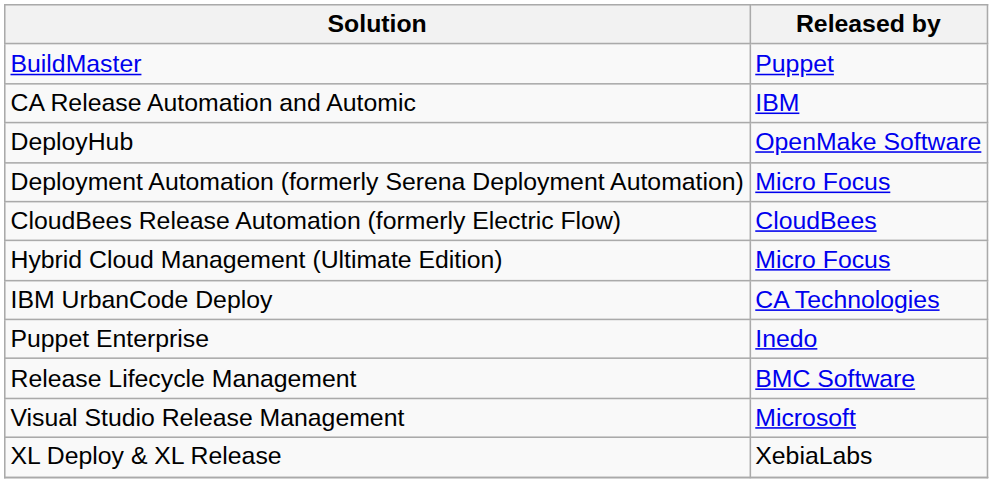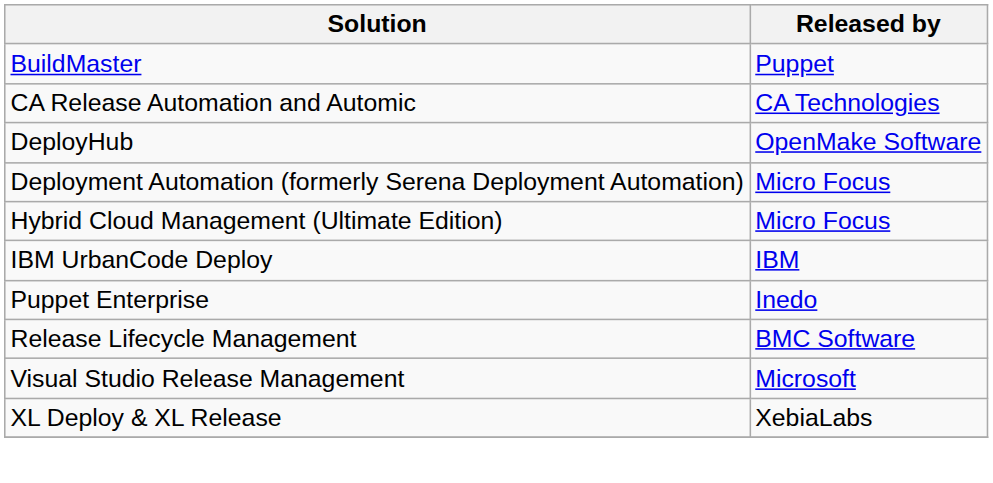(777, 102) IBM -> (847, 102) CA Technologies
- row: (316, 220)
(847, 299) CA Technologies -> (777, 260) IBM
